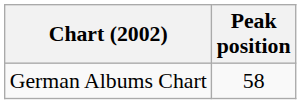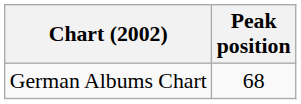(254, 80) 58 -> (254, 80) 68
